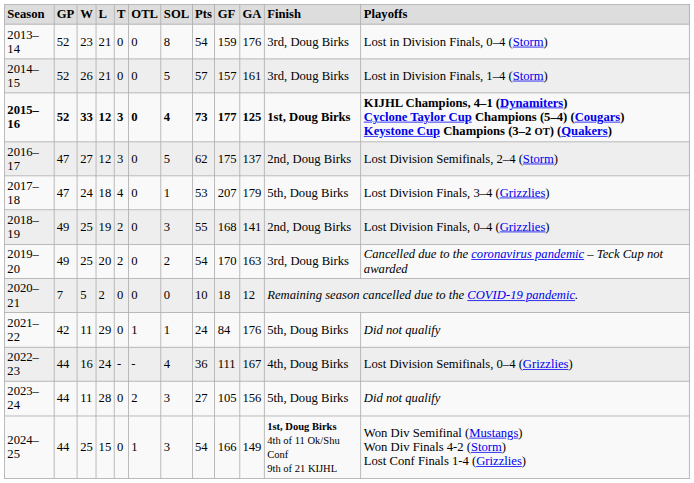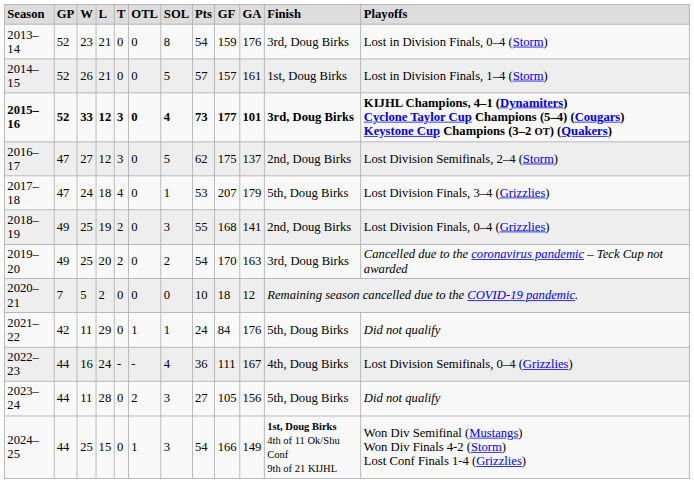(308, 75) 3rd, Doug Birks -> (307, 75) 1st, Doug Birks
(252, 117) 125 -> (252, 117) 101
(309, 117) 1st, Doug Birks -> (311, 117) 3rd, Doug Birks
